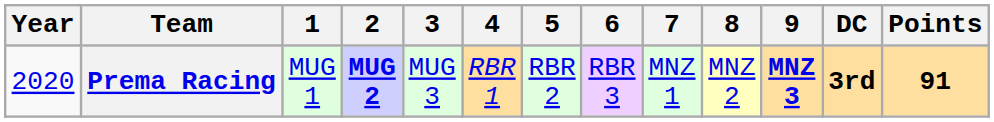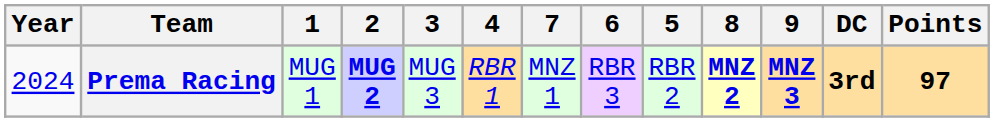columns swapped: (552, 26) <-> (672, 26)
(43, 81) 2020 -> (43, 81) 2024
(732, 81) normal -> (732, 81) bold
(935, 81) 91 -> (935, 81) 97
